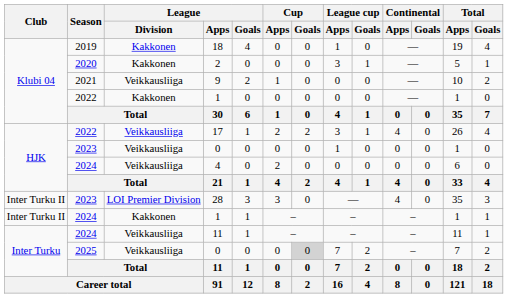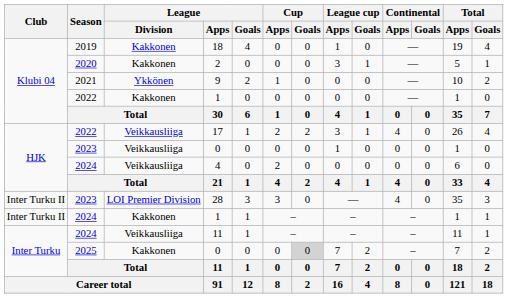(154, 81) Veikkausliiga -> (154, 81) Ykkönen
(154, 251) Veikkausliiga -> (154, 251) Kakkonen
